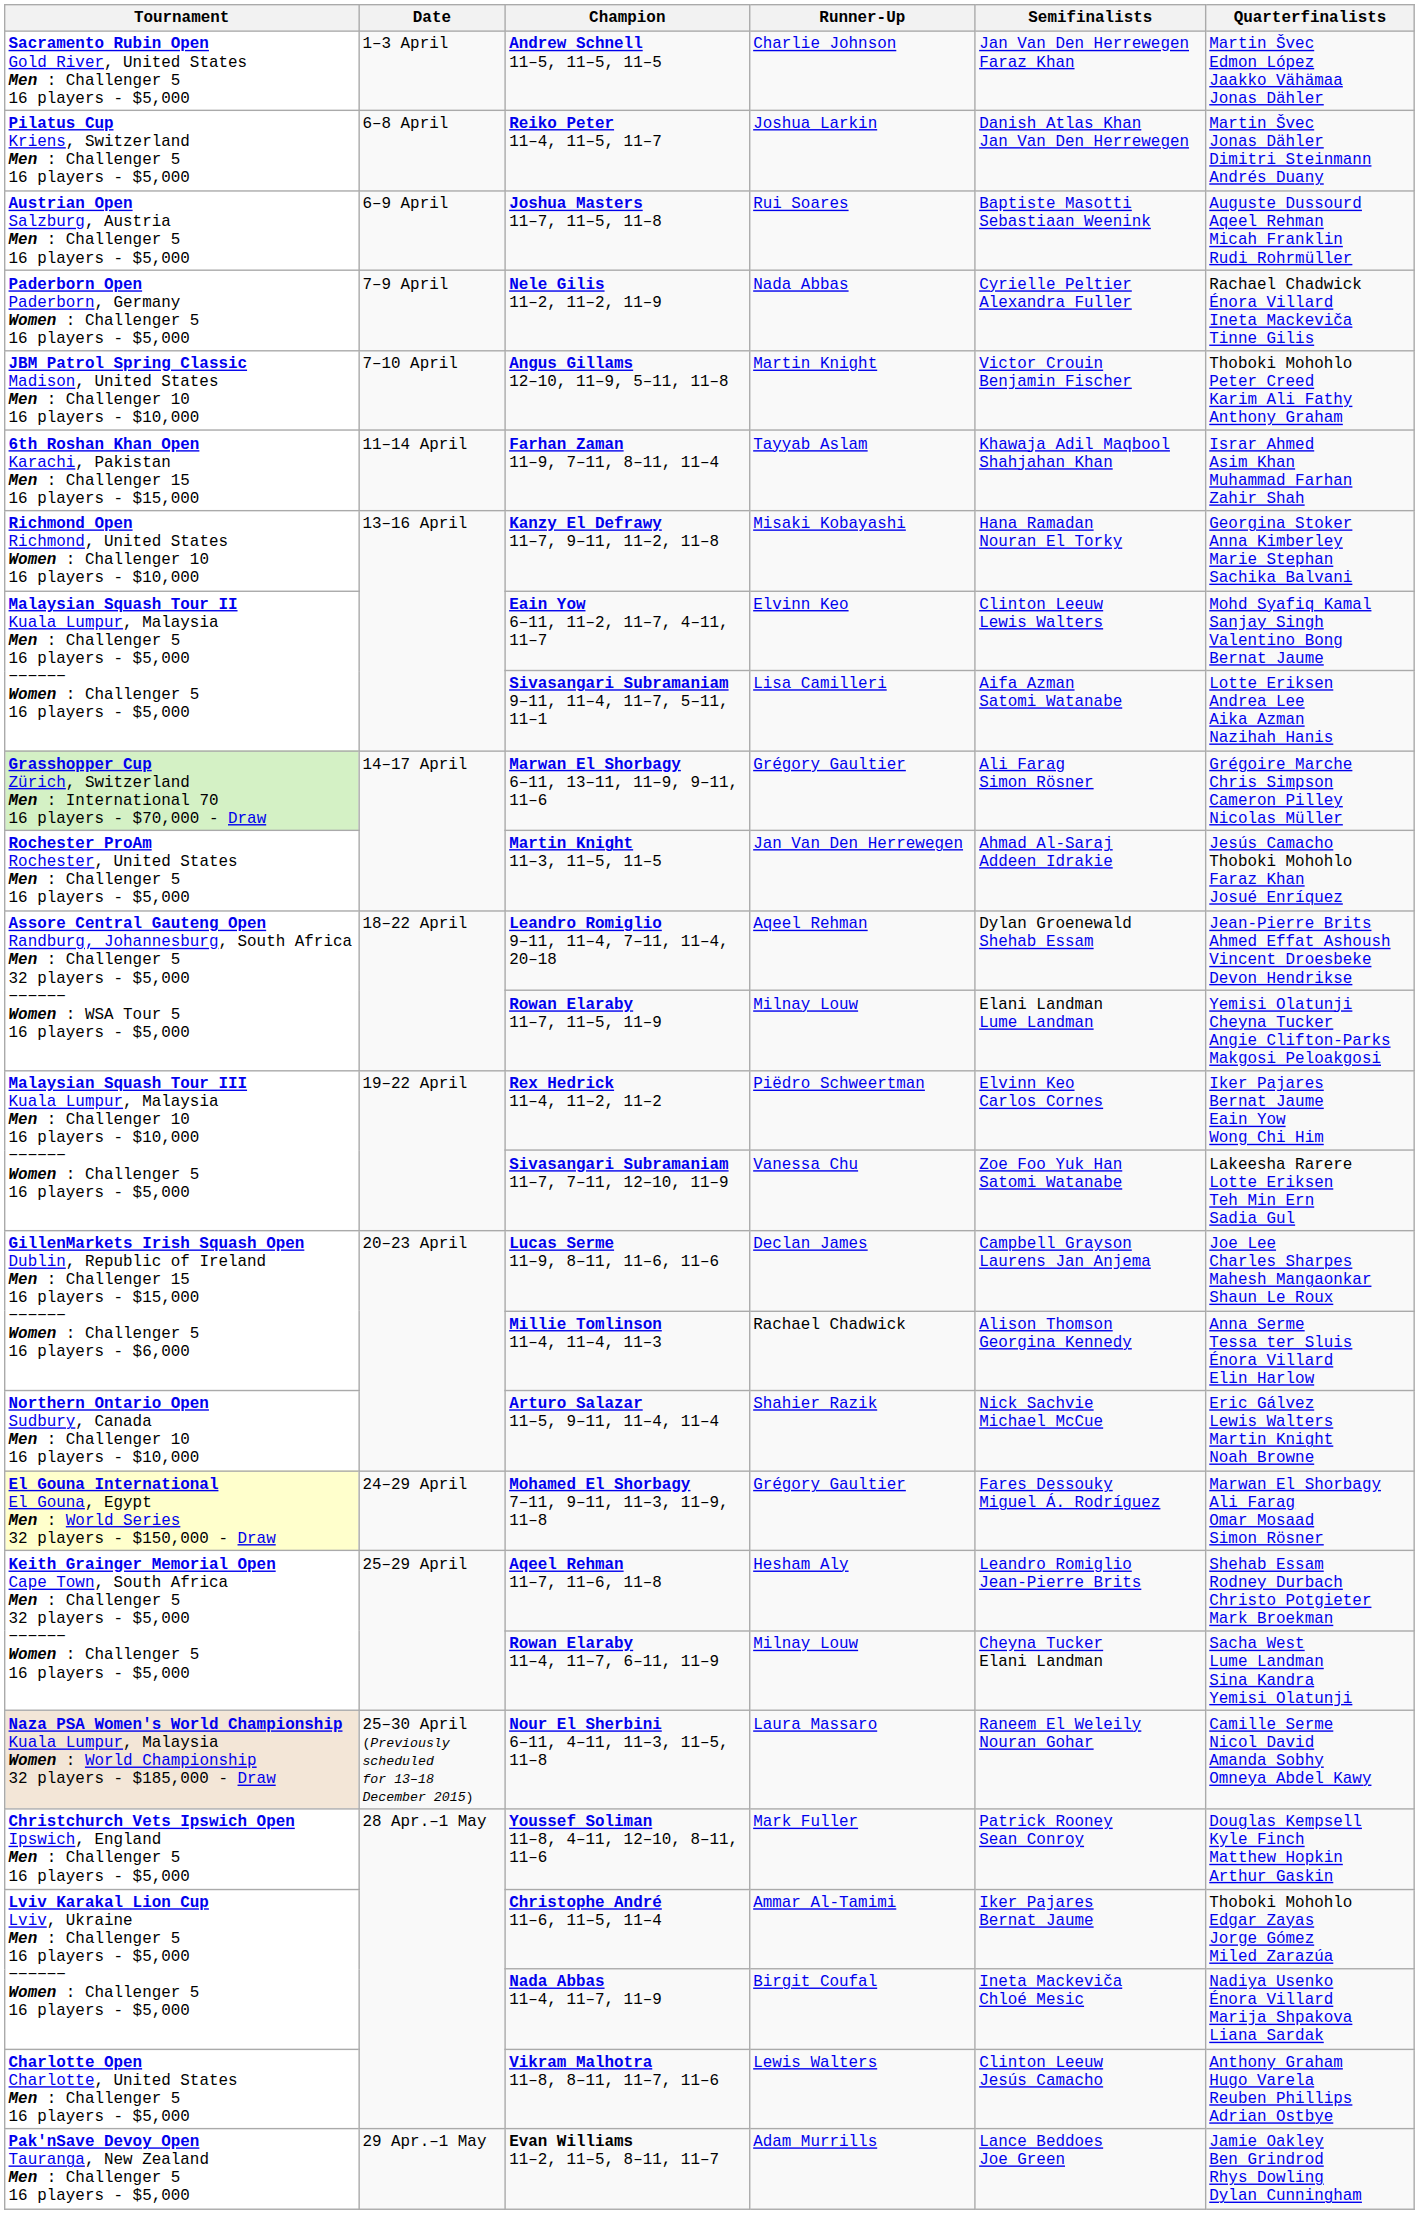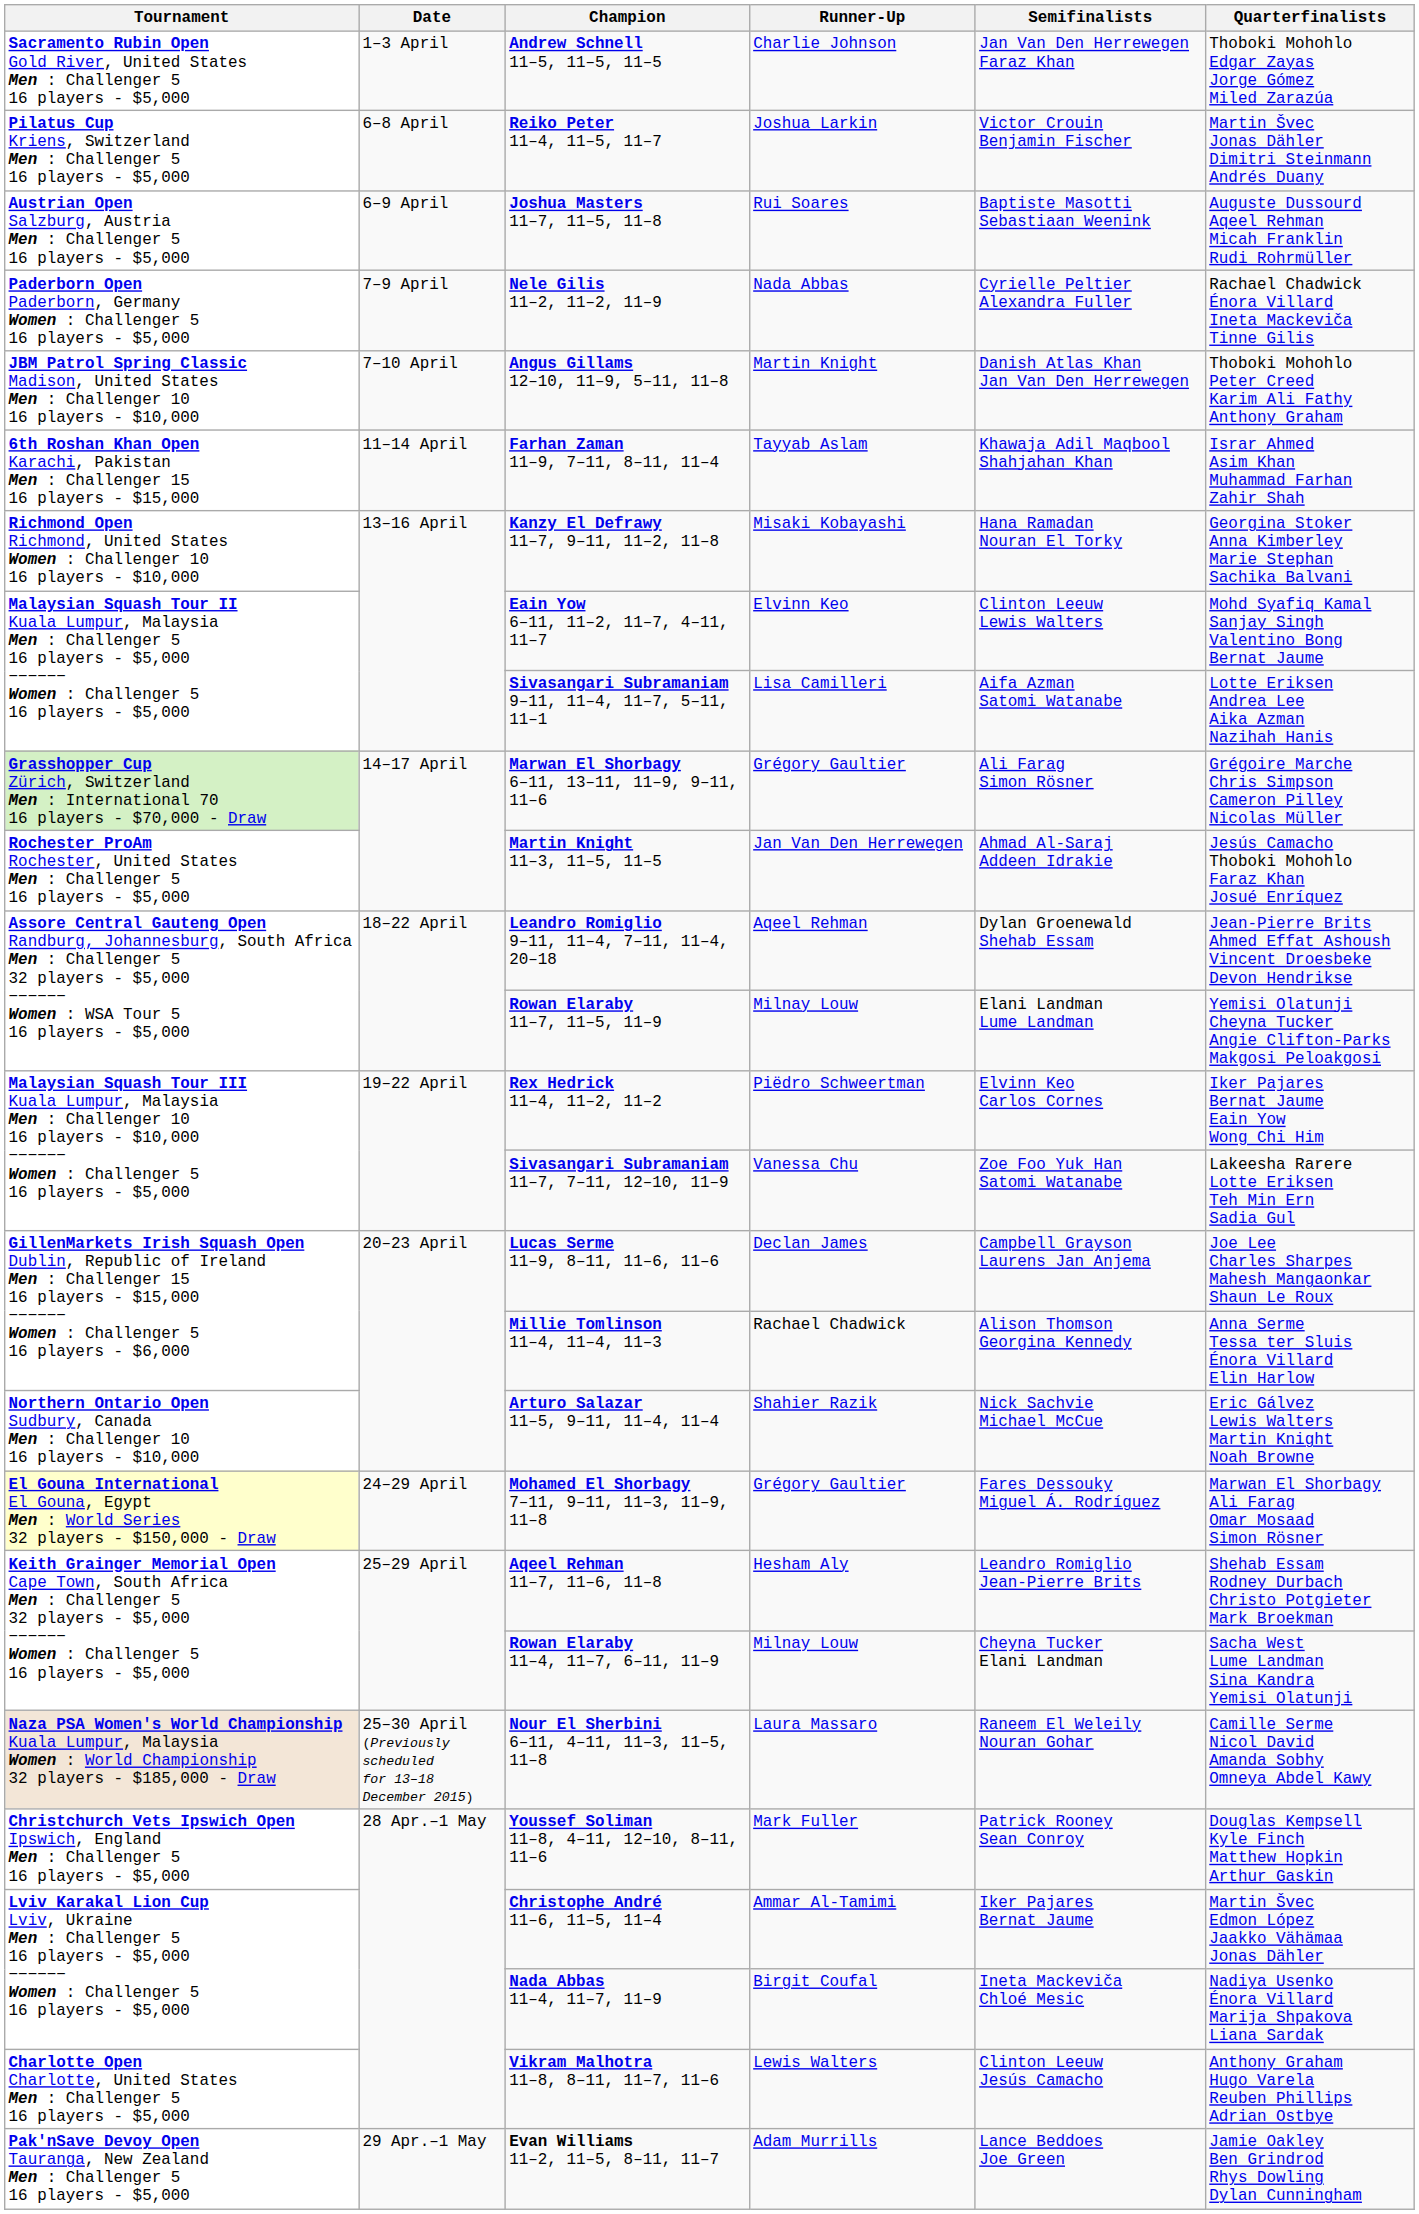(1276, 71) Martin Švec Edmon López Jaakko Vähämaa Jonas Dähler -> (1281, 71) Thoboki Mohohlo Edgar Zayas Jorge Gómez Miled Zarazúa
(1084, 133) Danish Atlas Khan Jan Van Den Herrewegen -> (1055, 133) Victor Crouin Benjamin Fischer
(1055, 373) Victor Crouin Benjamin Fischer -> (1084, 373) Danish Atlas Khan Jan Van Den Herrewegen
(1281, 1929) Thoboki Mohohlo Edgar Zayas Jorge Gómez Miled Zarazúa -> (1276, 1929) Martin Švec Edmon López Jaakko Vähämaa Jonas Dähler
